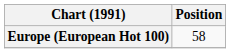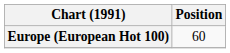(199, 36) 58 -> (199, 36) 60
